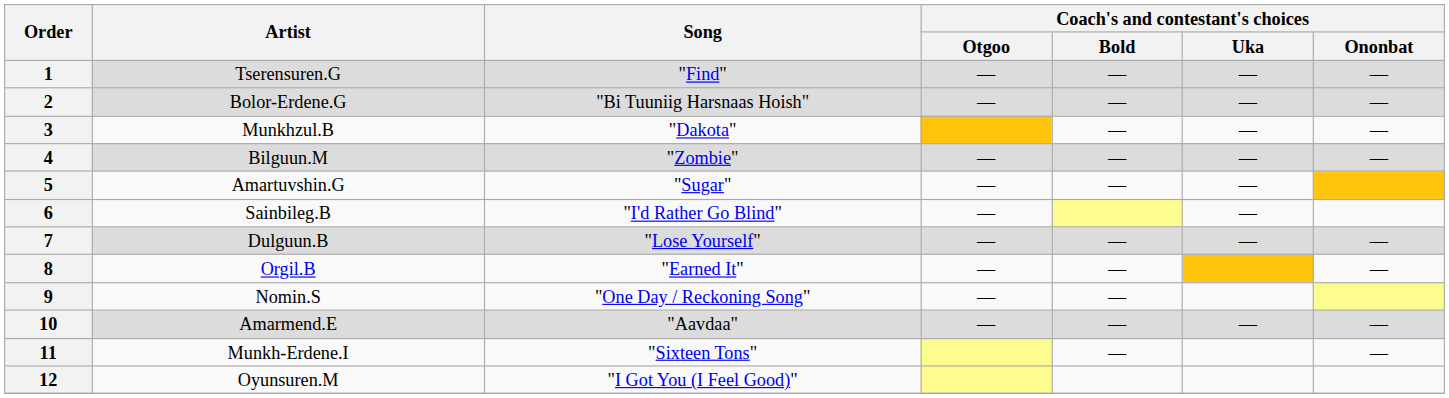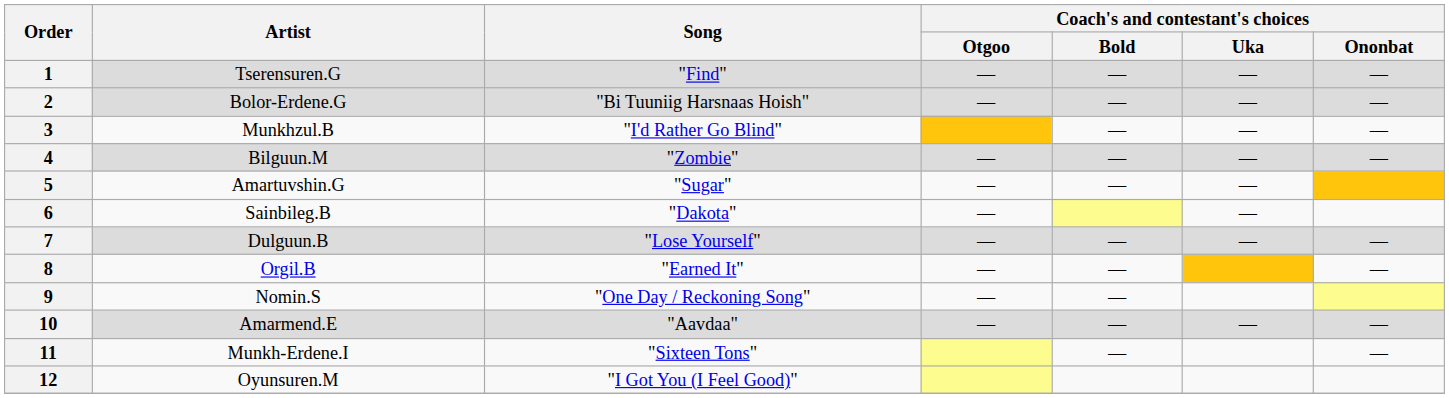(703, 130) "Dakota" -> (703, 130) "I'd Rather Go Blind"
(703, 213) "I'd Rather Go Blind" -> (703, 213) "Dakota"
